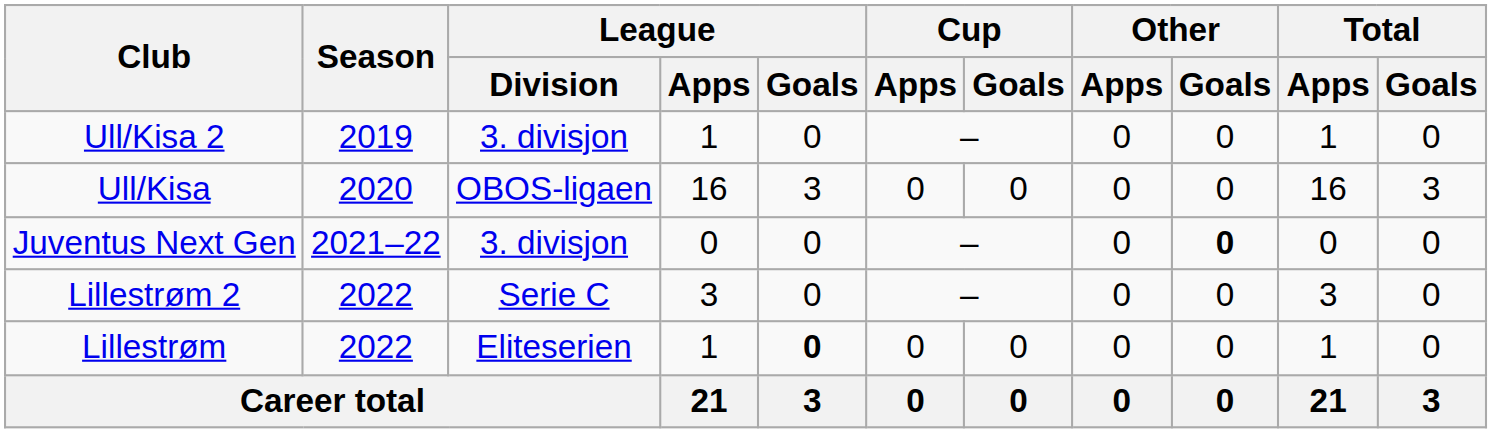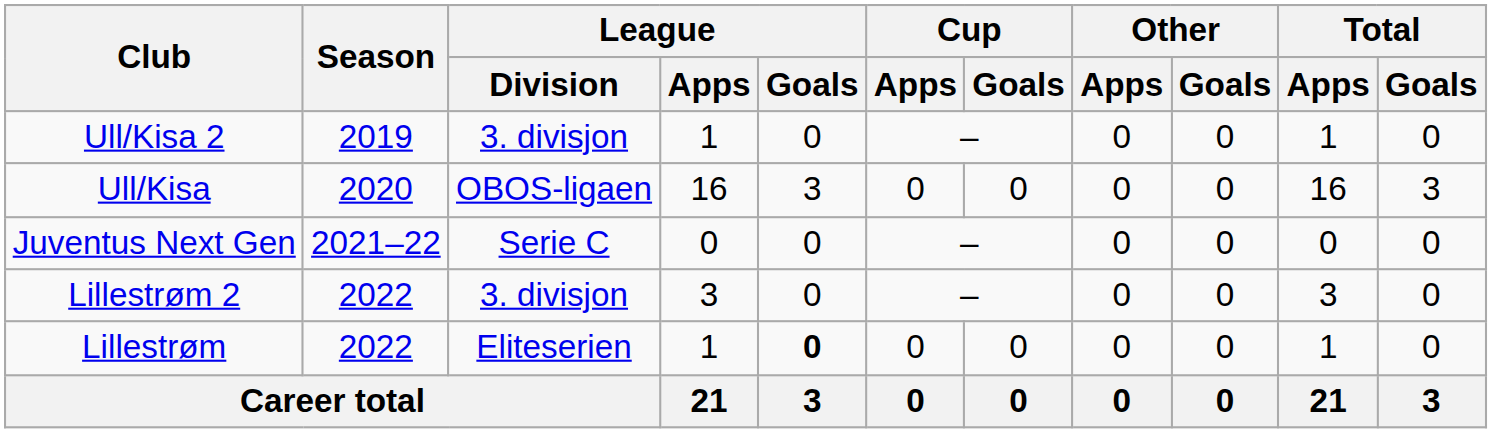(554, 242) 3. divisjon -> (554, 242) Serie C
(1225, 242) bold -> (1225, 242) normal
(554, 294) Serie C -> (554, 294) 3. divisjon
